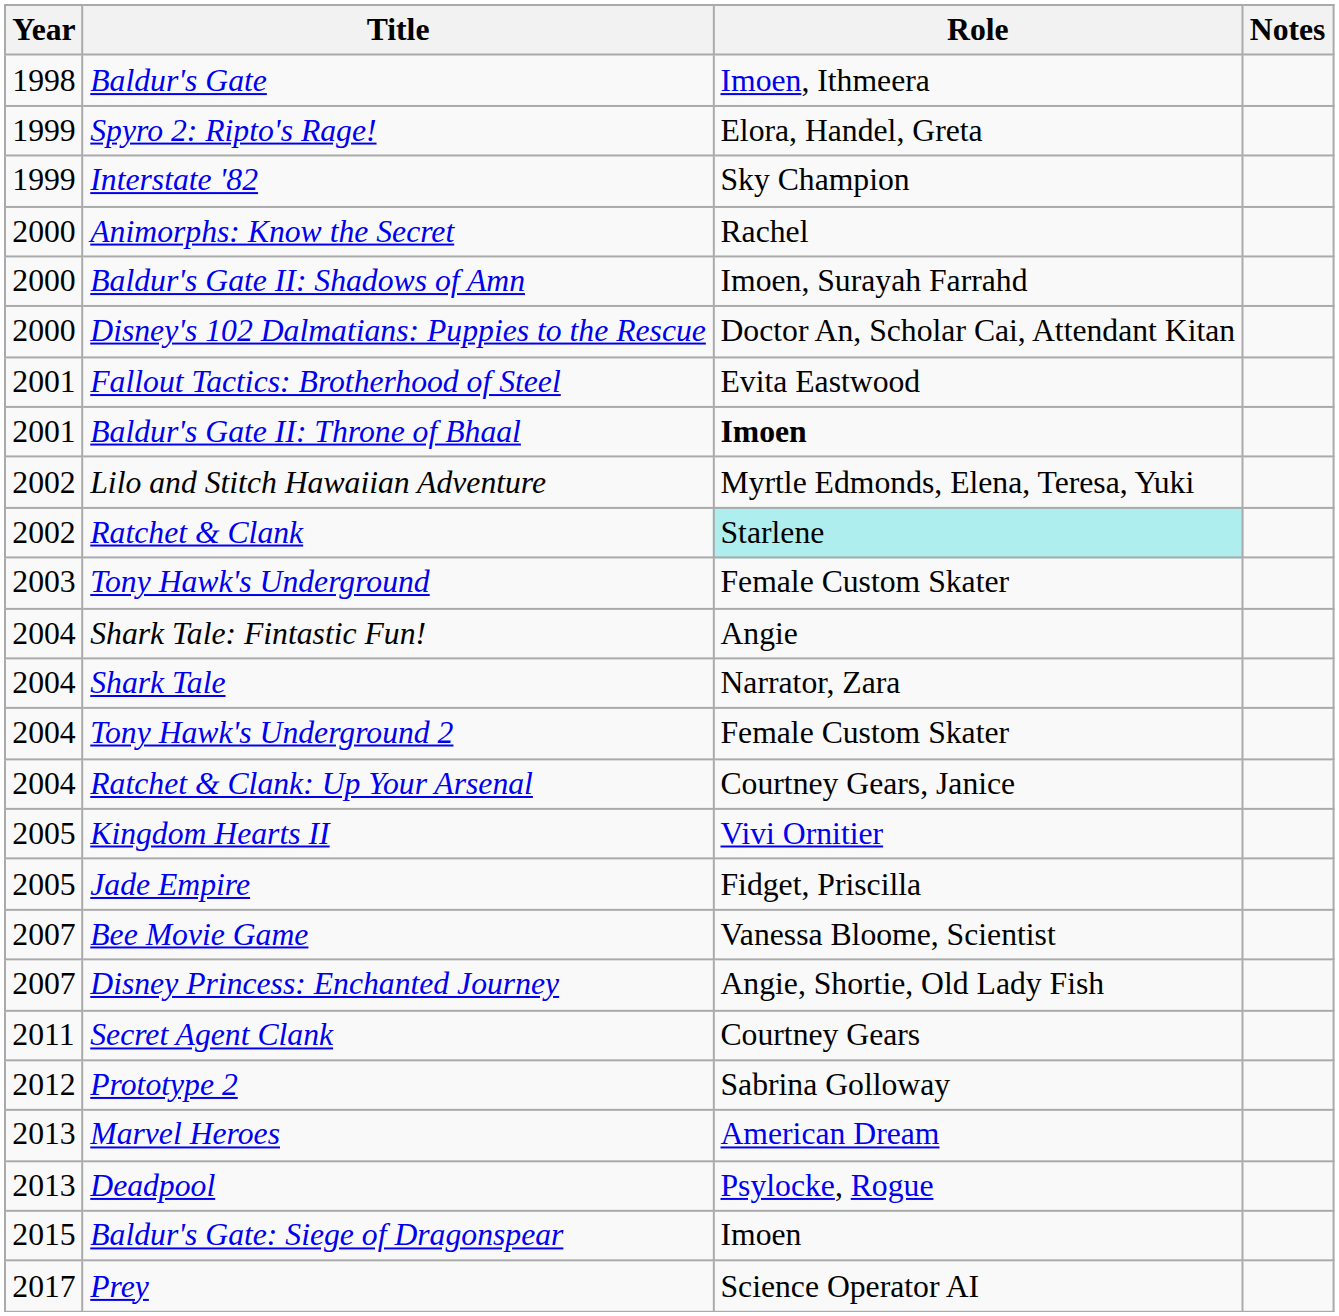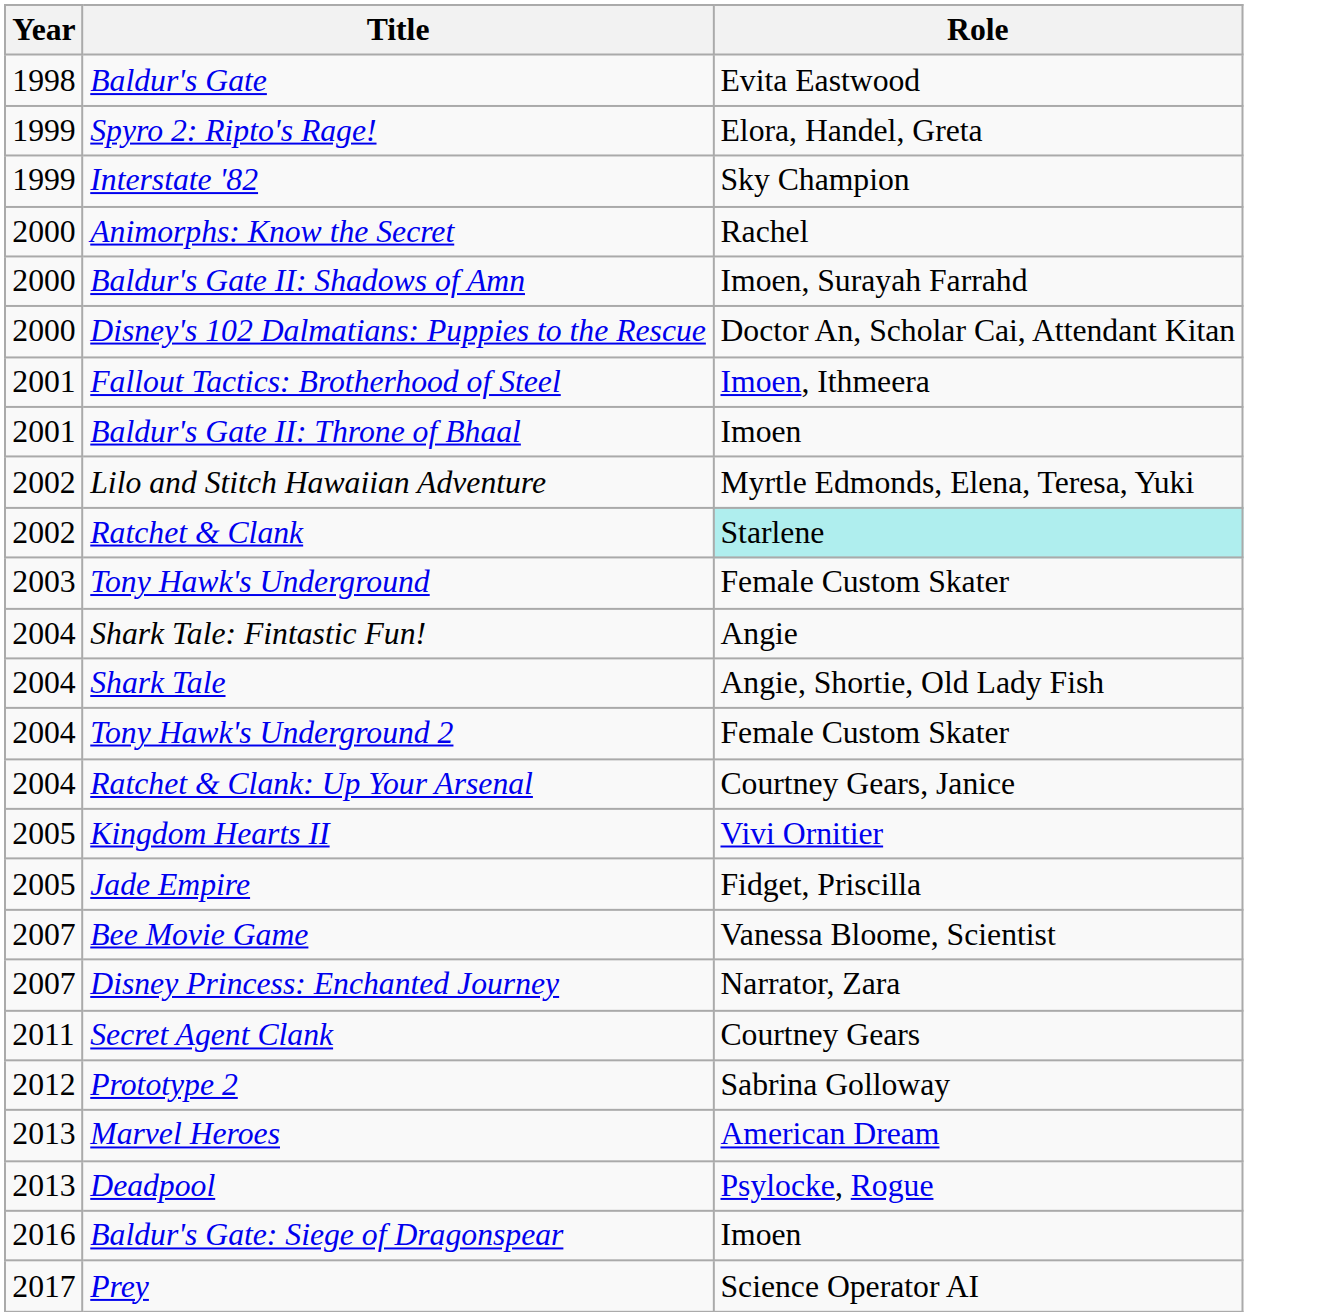- column: (1288, 29)
(825, 79) Imoen, Ithmeera -> (820, 79) Evita Eastwood
(820, 381) Evita Eastwood -> (825, 381) Imoen, Ithmeera
(764, 431) bold -> (761, 431) normal
(810, 682) Narrator, Zara -> (912, 682) Angie, Shortie, Old Lady Fish
(912, 984) Angie, Shortie, Old Lady Fish -> (810, 984) Narrator, Zara
(44, 1235) 2015 -> (44, 1235) 2016
